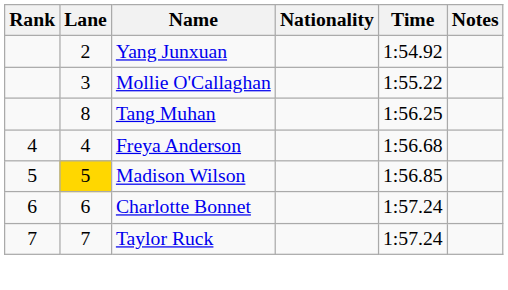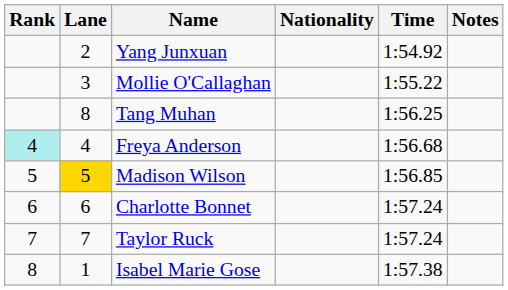(32, 144) no background -> (32, 144) paleturquoise background
+ row: (188, 269)
